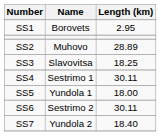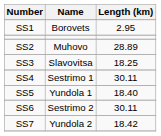(126, 93) 18.00 -> (126, 93) 18.40
(126, 124) 18.40 -> (126, 124) 18.42
